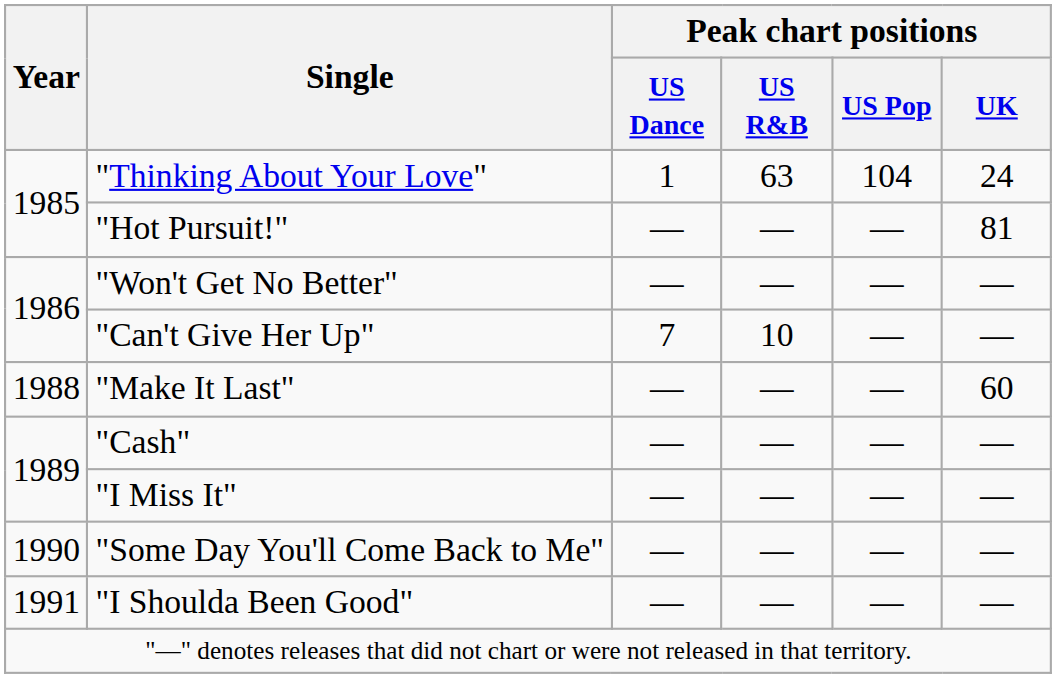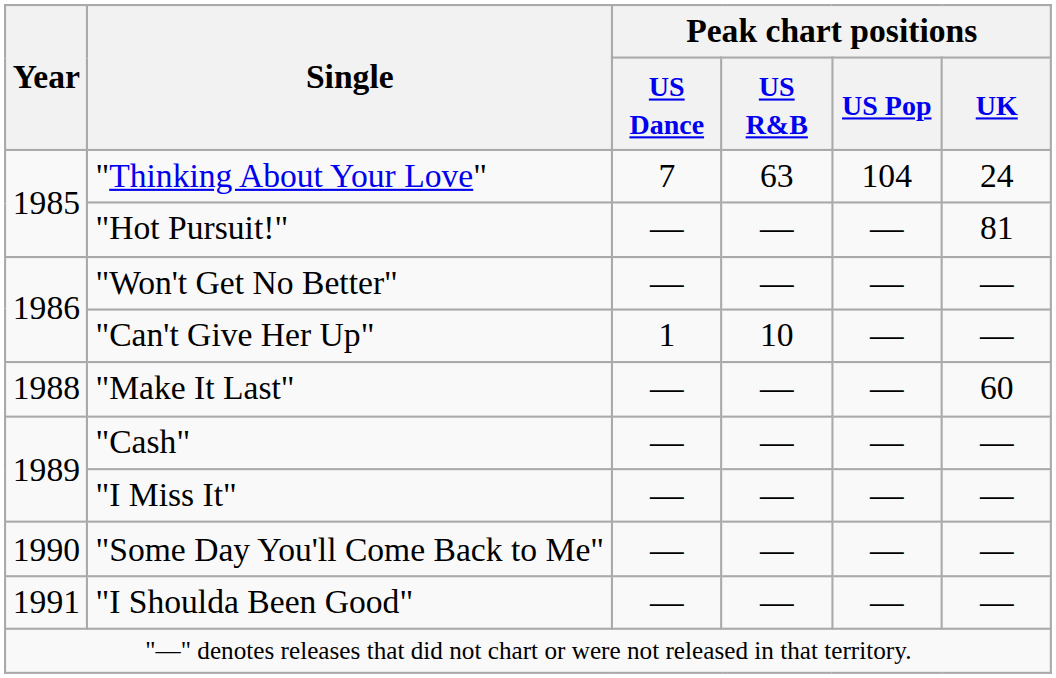(667, 175) 1 -> (667, 175) 7
(667, 335) 7 -> (667, 335) 1
